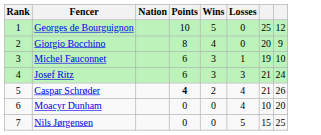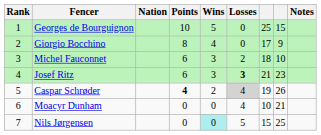+ column: (302, 12)
(281, 28) 12 -> (281, 28) 15
(266, 43) 20 -> (266, 43) 17
(243, 59) 1 -> (243, 59) 2
(266, 59) 19 -> (266, 59) 18
(243, 75) normal -> (243, 75) bold
(281, 75) 24 -> (281, 75) 23
(243, 91) no background -> (243, 91) lightgrey background
(266, 91) 21 -> (266, 91) 19
(281, 106) 20 -> (281, 106) 21
(213, 122) no background -> (213, 122) paleturquoise background
